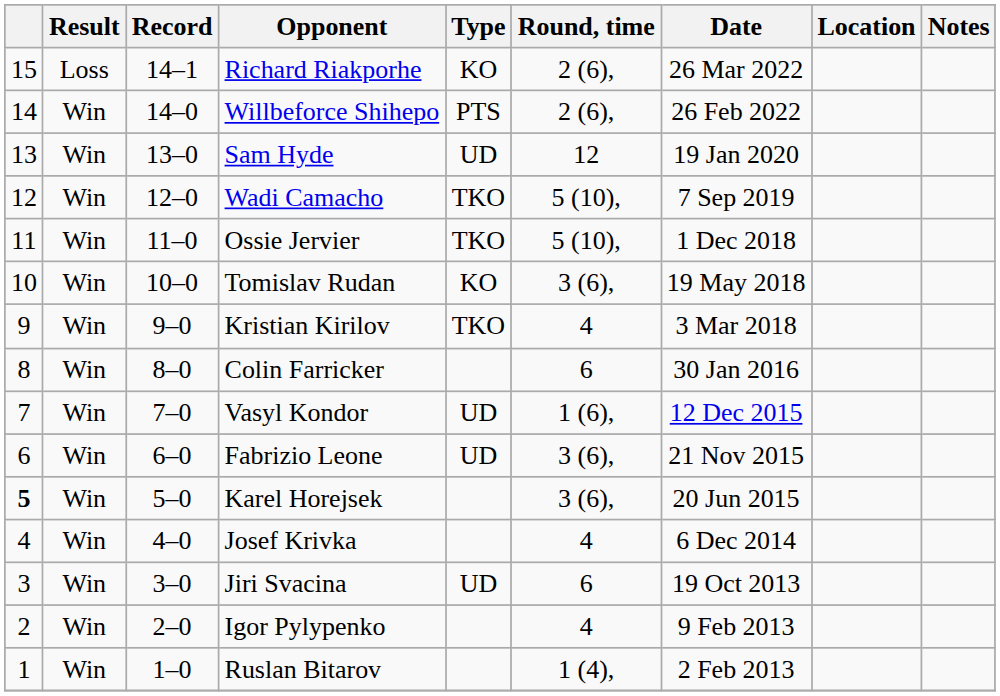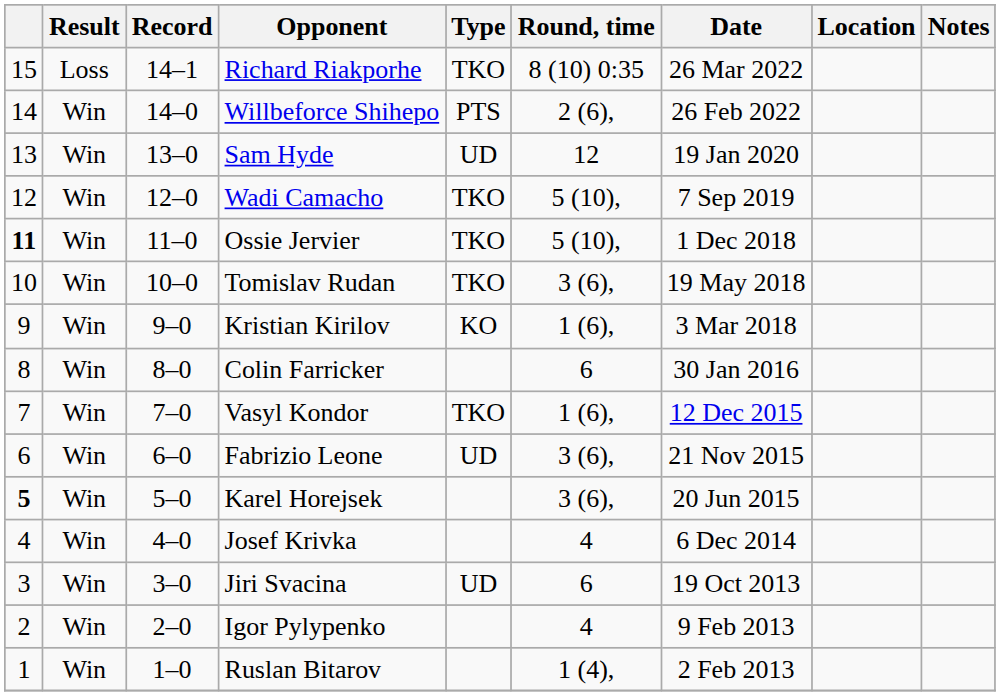(478, 68) KO -> (478, 68) TKO
(586, 68) 2 (6), -> (586, 68) 8 (10) 0:35
(24, 240) normal -> (24, 240) bold
(478, 283) KO -> (478, 283) TKO
(478, 326) TKO -> (478, 326) KO
(586, 326) 4 -> (586, 326) 1 (6),
(478, 411) UD -> (478, 411) TKO
